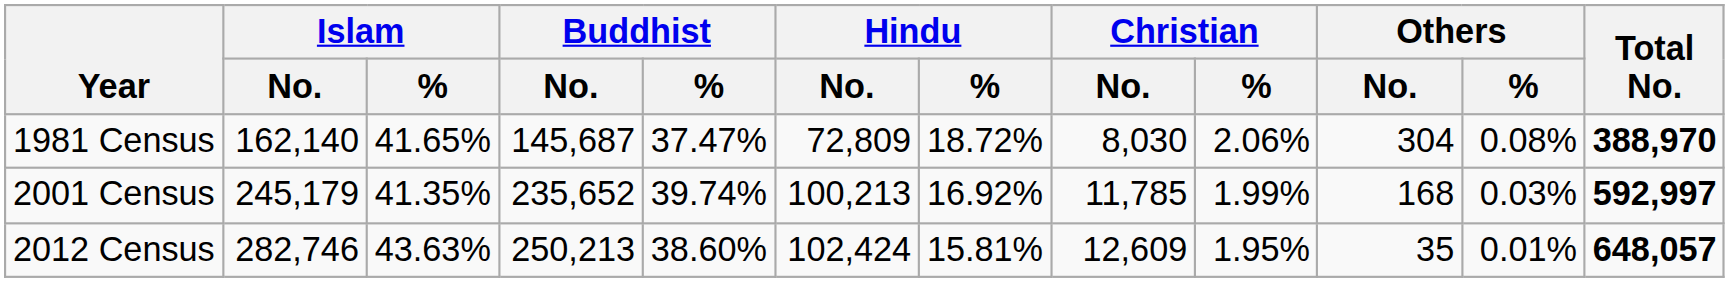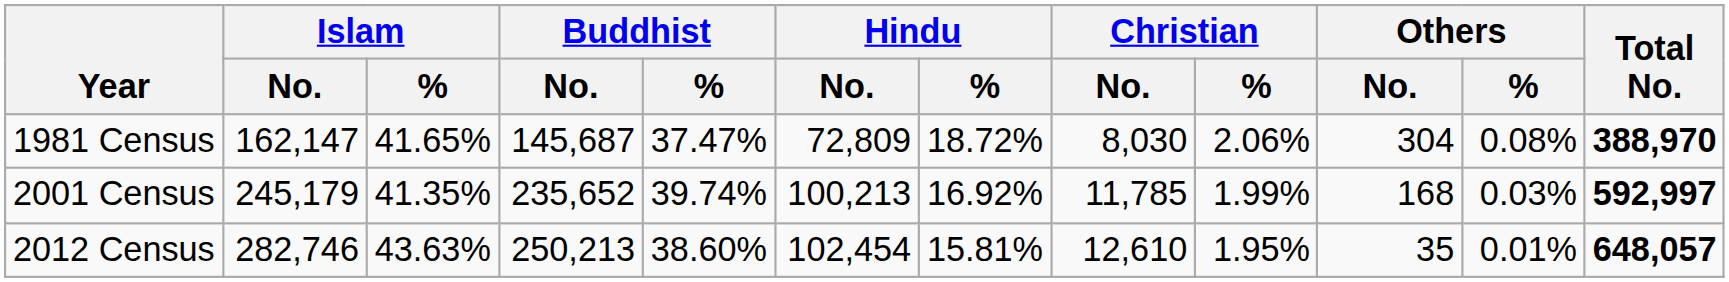(297, 140) 162,140 -> (297, 140) 162,147
(849, 248) 102,424 -> (849, 248) 102,454
(1135, 248) 12,609 -> (1135, 248) 12,610
